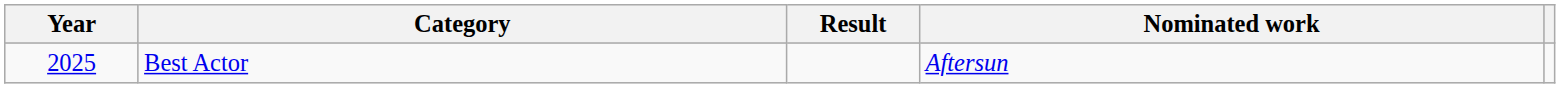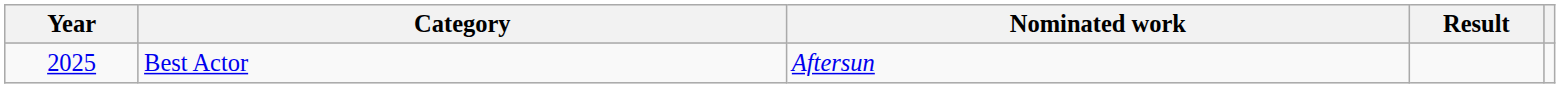columns swapped: (1232, 23) <-> (853, 23)
